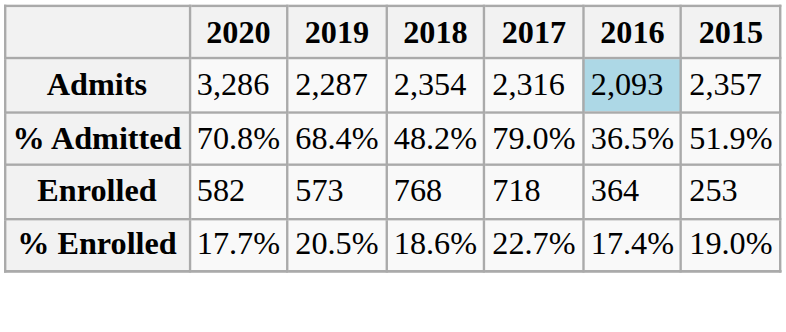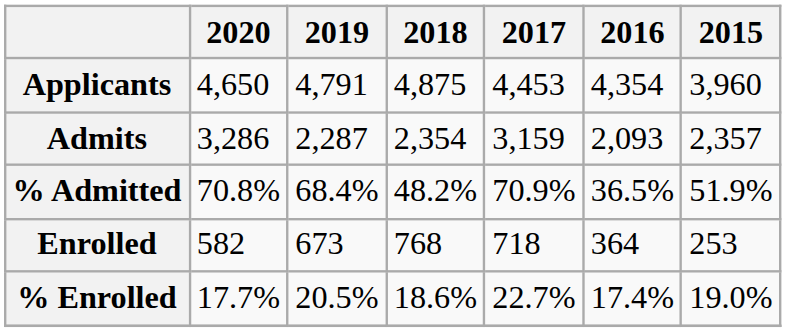+ row: (97, 84)
(529, 84) 2,316 -> (529, 138) 3,159
(627, 84) lightblue background -> (627, 138) no background
(534, 138) 79.0% -> (534, 191) 70.9%
(319, 191) 573 -> (319, 244) 673
